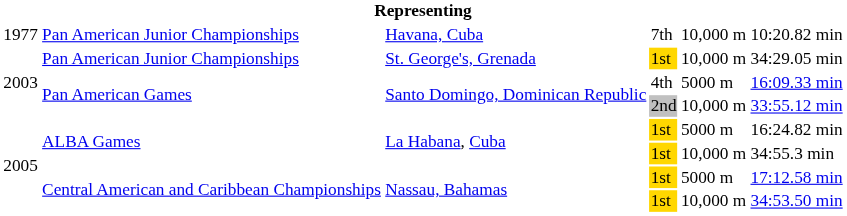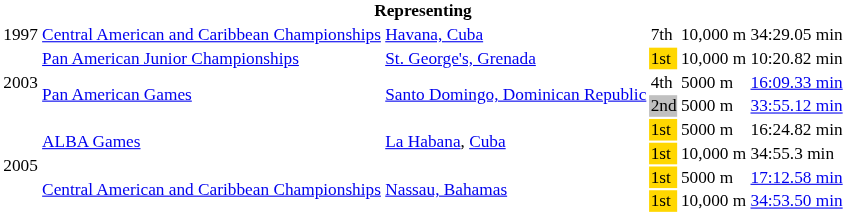(21, 34) 1977 -> (21, 34) 1997
(171, 34) Pan American Junior Championships -> (212, 34) Central American and Caribbean Championships
(797, 34) 10:20.82 min -> (797, 34) 34:29.05 min
(797, 58) 34:29.05 min -> (797, 58) 10:20.82 min
(714, 105) 10,000 m -> (707, 105) 5000 m
